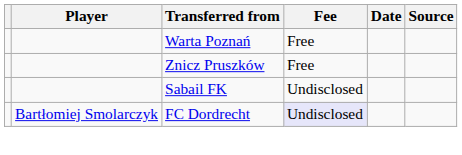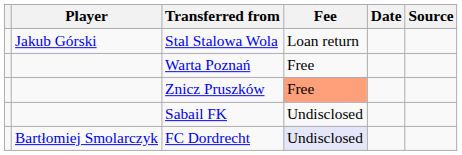+ row: (221, 41)
(301, 65) no background -> (301, 89) lightsalmon background
